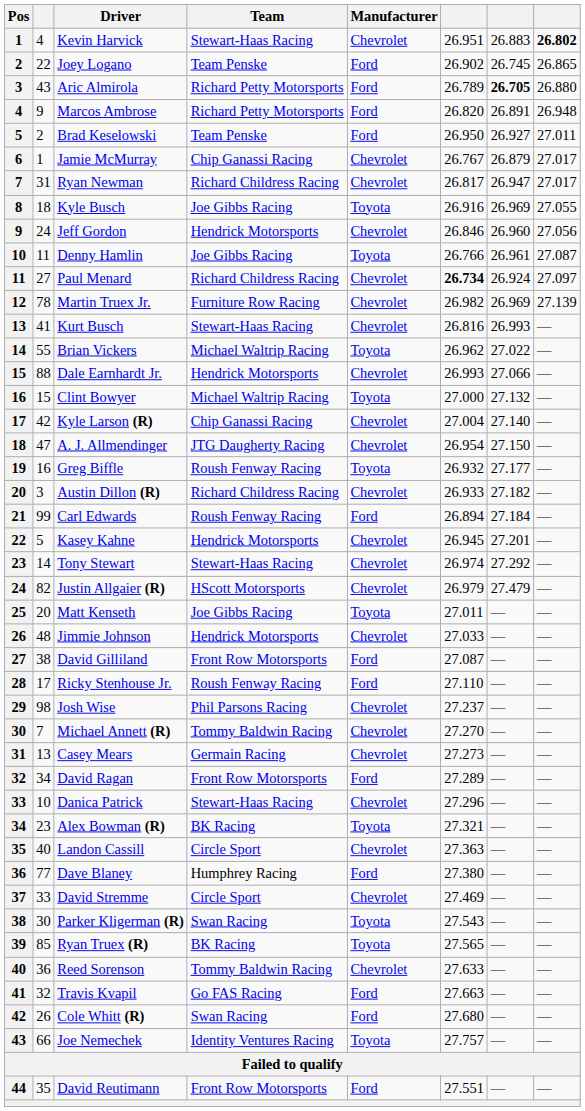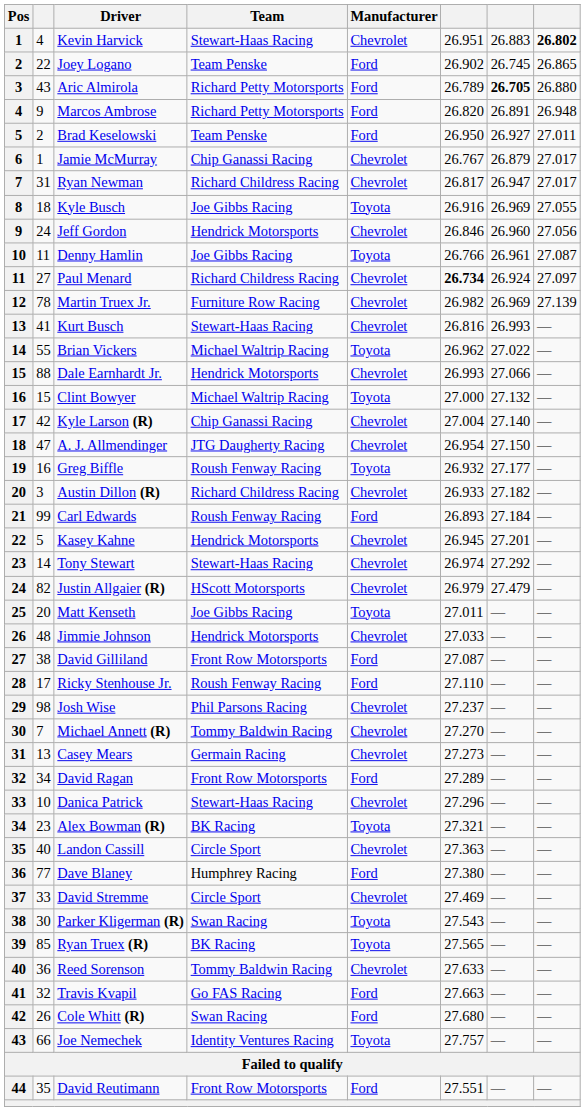(464, 516) 26.894 -> (464, 516) 26.893
